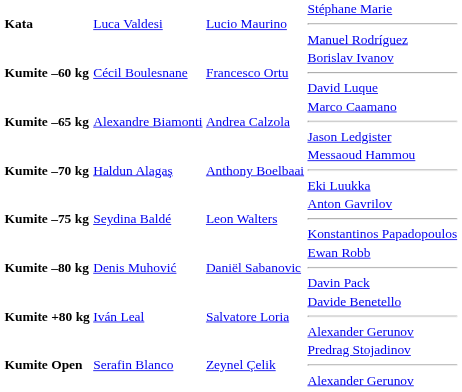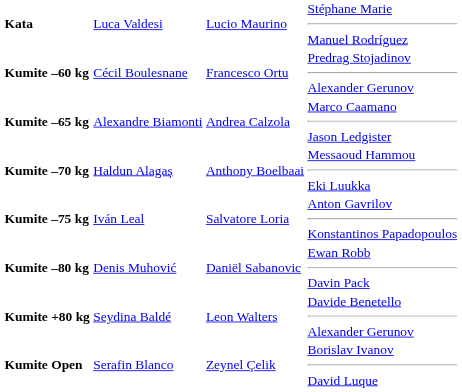(382, 72) Borislav Ivanov David Luque -> (382, 72) Predrag Stojadinov Alexander Gerunov
(132, 219) Seydina Baldé -> (119, 219) Iván Leal
(242, 219) Leon Walters -> (248, 219) Salvatore Loria
(119, 316) Iván Leal -> (132, 316) Seydina Baldé
(248, 316) Salvatore Loria -> (242, 316) Leon Walters
(382, 365) Predrag Stojadinov Alexander Gerunov -> (382, 365) Borislav Ivanov David Luque
